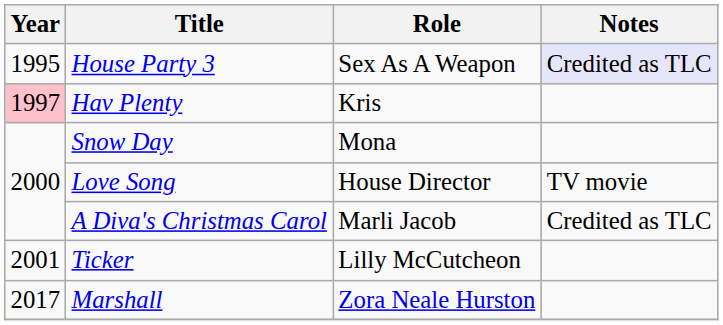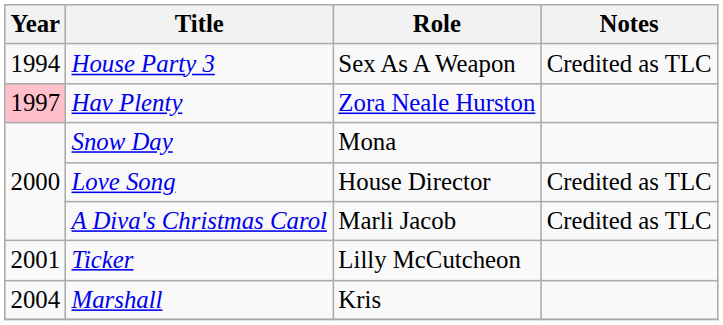(35, 63) 1995 -> (35, 63) 1994
(629, 63) lavender background -> (629, 63) no background
(360, 102) Kris -> (437, 102) Zora Neale Hurston
(597, 181) TV movie -> (629, 181) Credited as TLC
(35, 299) 2017 -> (35, 299) 2004
(437, 299) Zora Neale Hurston -> (360, 299) Kris
